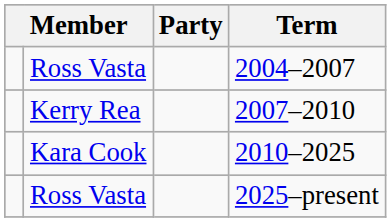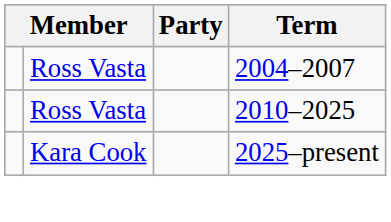- row: (295, 110)
(88, 152) Kara Cook -> (88, 110) Ross Vasta
(88, 195) Ross Vasta -> (88, 152) Kara Cook
